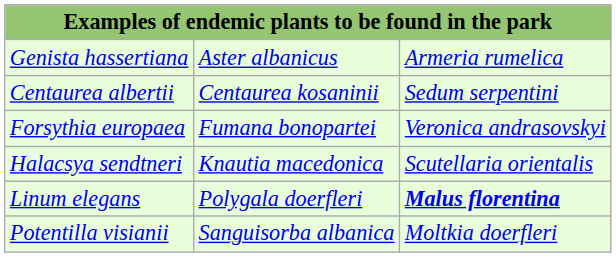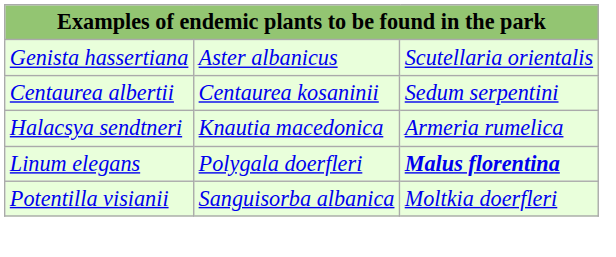(484, 57) Armeria rumelica -> (499, 57) Scutellaria orientalis
- row: (97, 127)
(499, 163) Scutellaria orientalis -> (484, 127) Armeria rumelica
